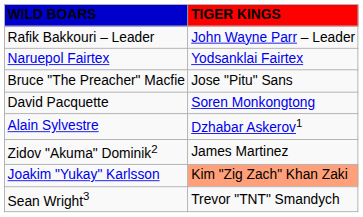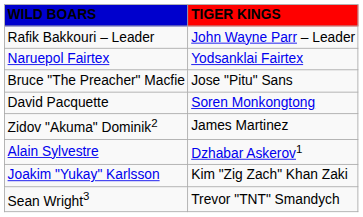rows swapped: (53, 126) <-> (83, 151)
(269, 175) lightsalmon background -> (269, 175) no background
